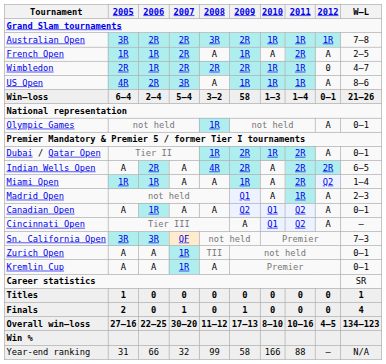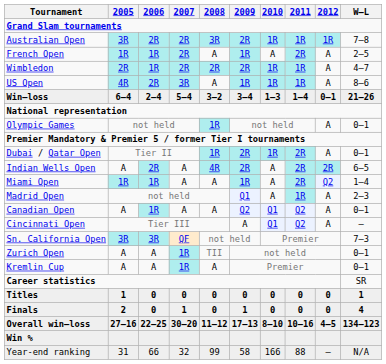(328, 68) 0 -> (328, 68) A
(245, 97) 58 -> (245, 97) 3–4
